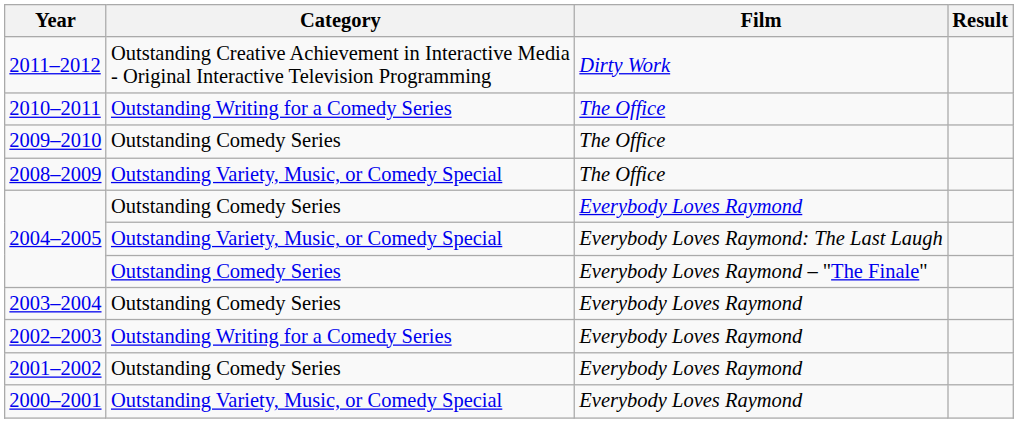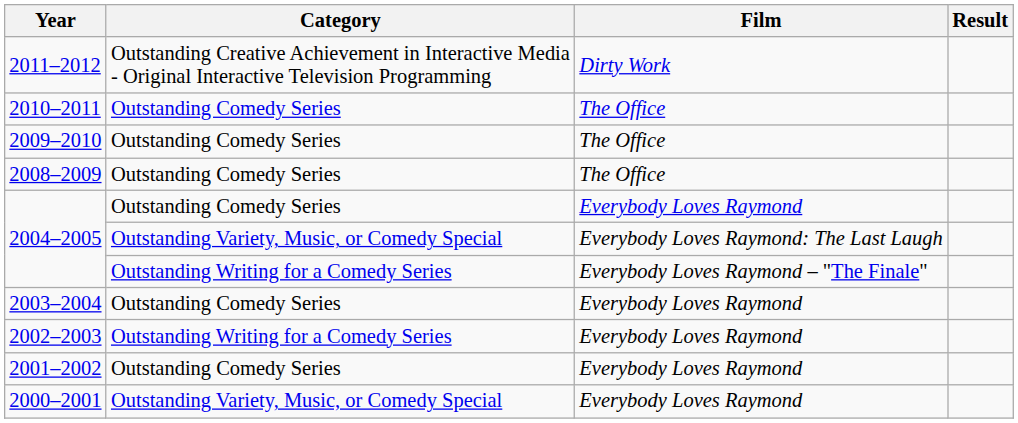(281, 108) Outstanding Writing for a Comedy Series -> (226, 108) Outstanding Comedy Series
(307, 173) Outstanding Variety, Music, or Comedy Special -> (226, 173) Outstanding Comedy Series
(226, 271) Outstanding Comedy Series -> (281, 271) Outstanding Writing for a Comedy Series
